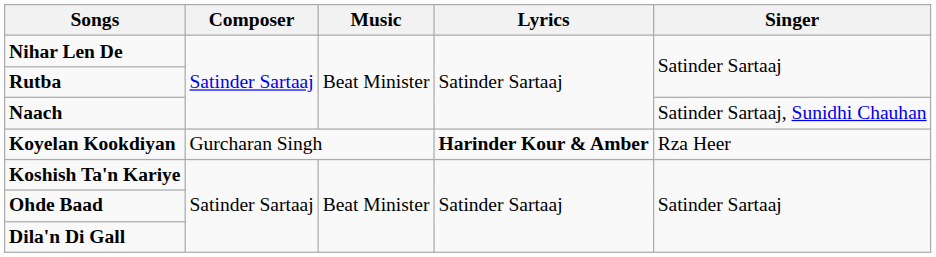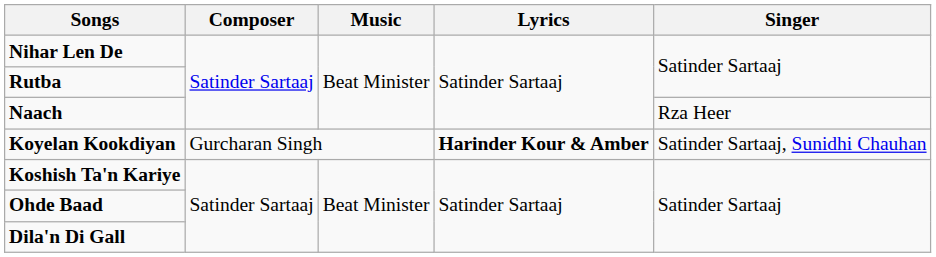(792, 112) Satinder Sartaaj, Sunidhi Chauhan -> (694, 112) Rza Heer
(694, 143) Rza Heer -> (792, 143) Satinder Sartaaj, Sunidhi Chauhan
